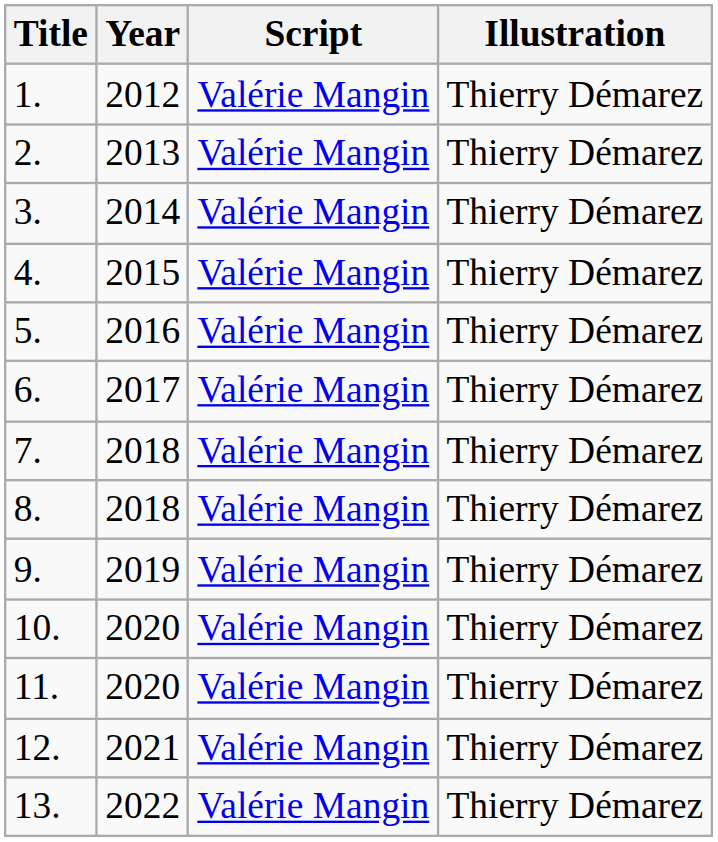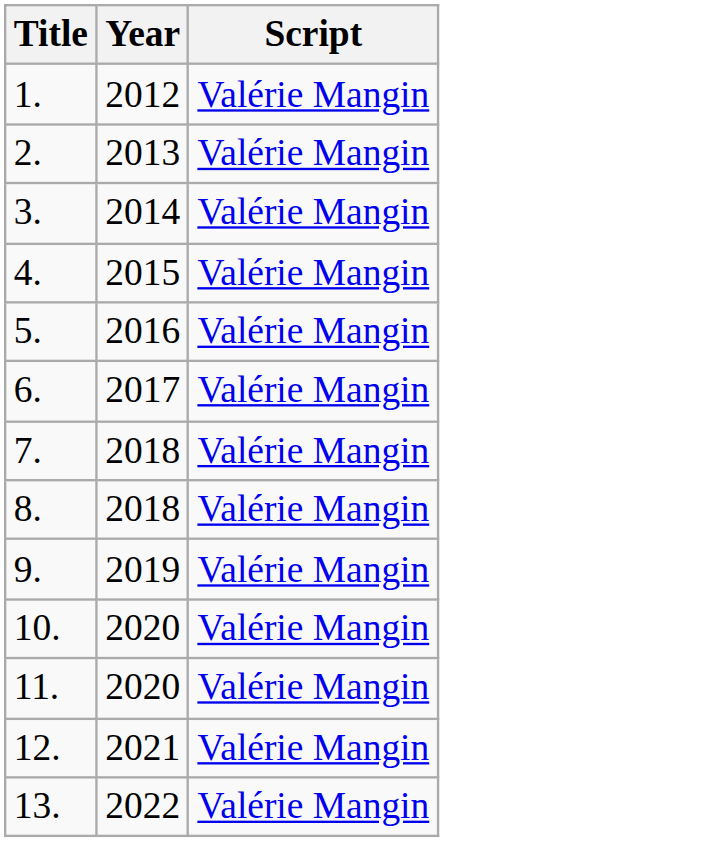- column: (575, 34)
